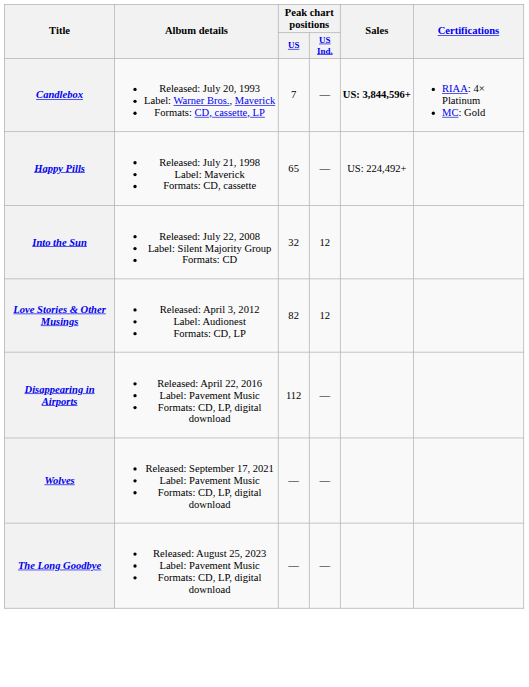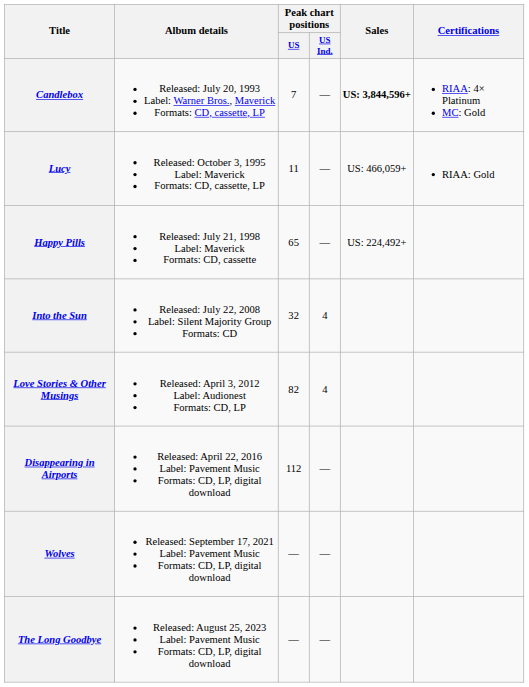+ row: (60, 168)
(325, 242) 12 -> (325, 315) 4
(325, 315) 12 -> (325, 389) 4
